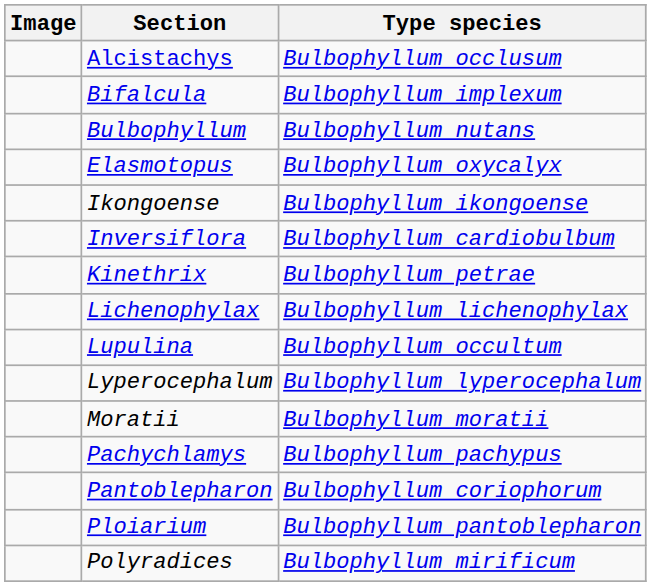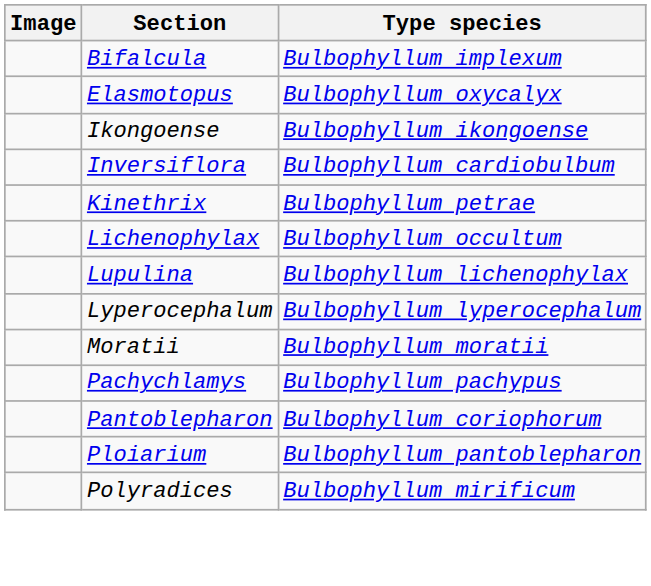- row: (160, 59)
- row: (167, 131)
(456, 311) Bulbophyllum lichenophylax -> (422, 239) Bulbophyllum occultum
(422, 347) Bulbophyllum occultum -> (456, 275) Bulbophyllum lichenophylax
